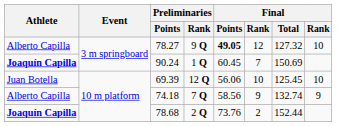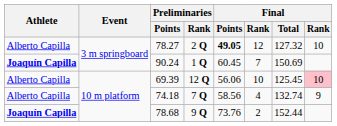(199, 46) 9 Q -> (199, 46) 2 Q
(32, 79) Juan Botella -> (38, 79) Alberto Capilla
(318, 79) no background -> (318, 79) pink background
(258, 96) 9 -> (258, 96) 4
(199, 113) 2 Q -> (199, 113) 9 Q
